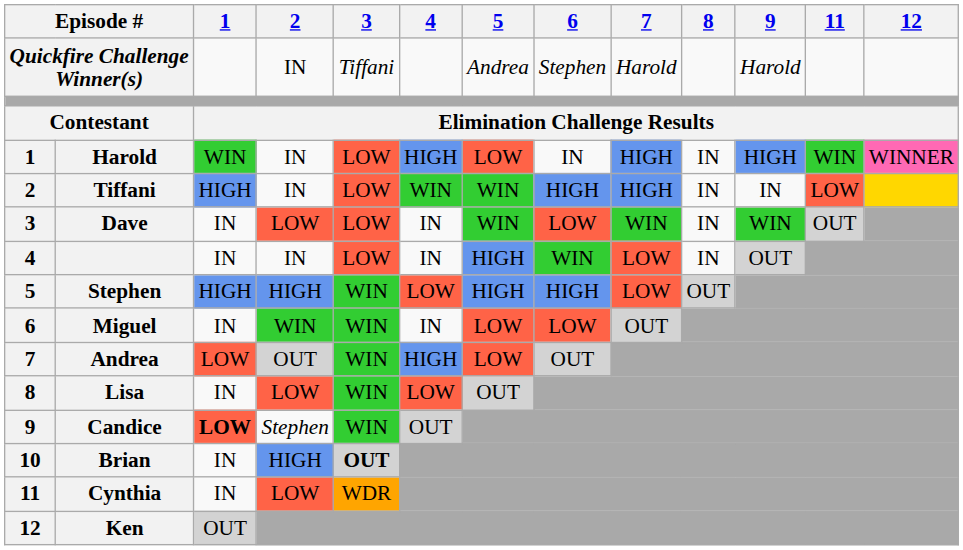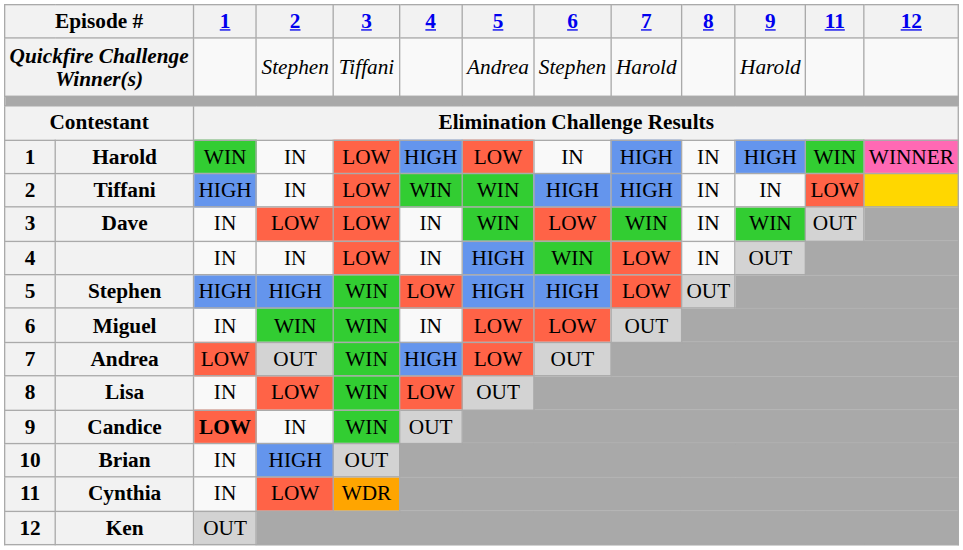(295, 67) IN -> (295, 67) Stephen
(295, 426) Stephen -> (295, 426) IN
(366, 460) bold -> (366, 460) normal
